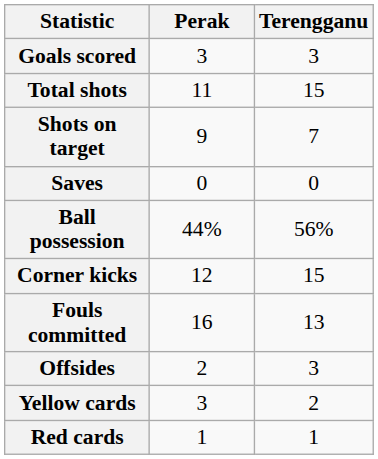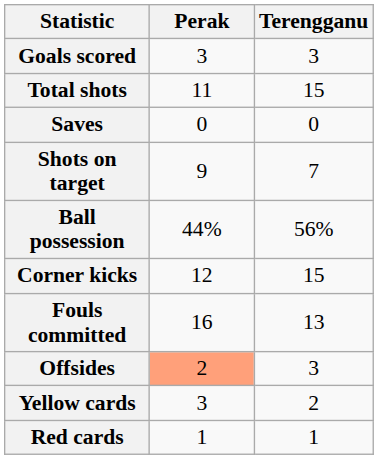rows swapped: (77, 136) <-> (77, 182)
(202, 368) no background -> (202, 368) lightsalmon background
